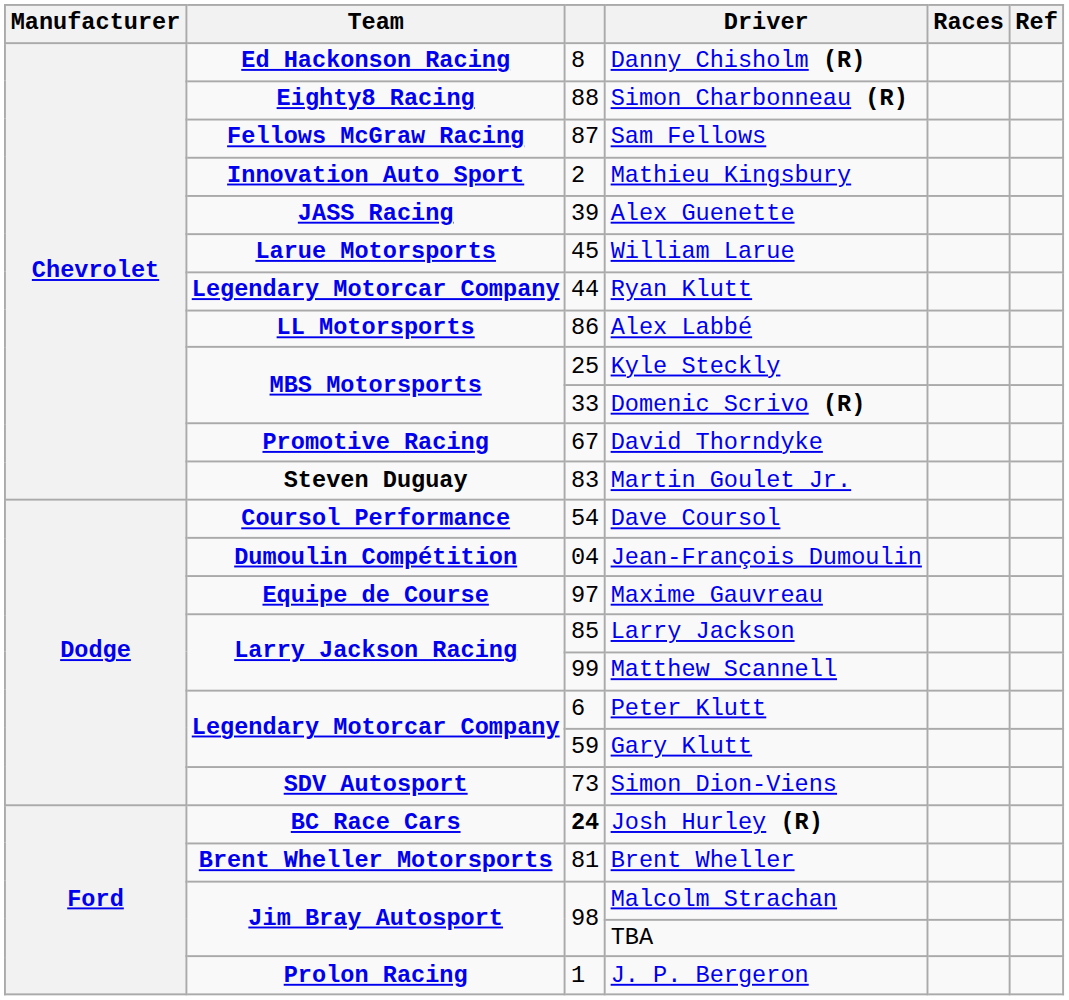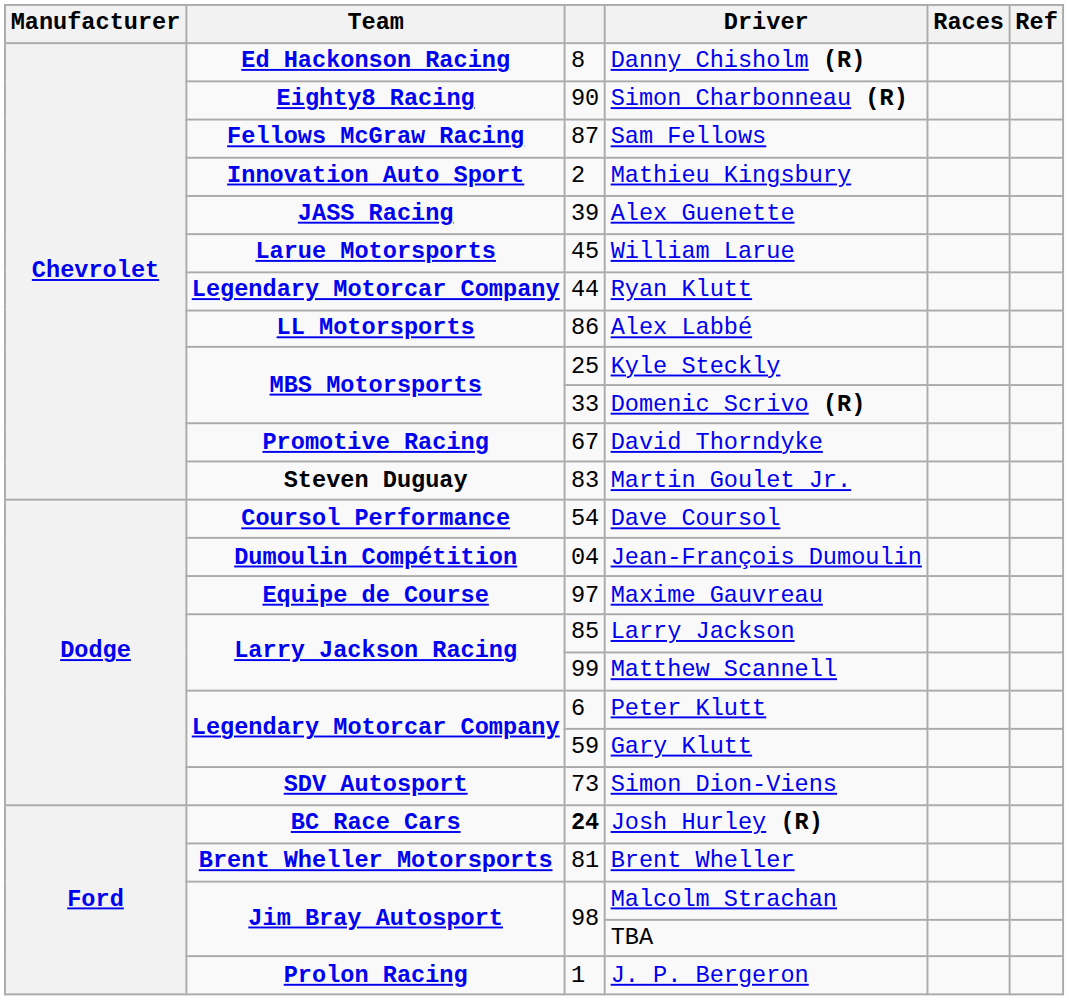(585, 101) 88 -> (585, 101) 90
